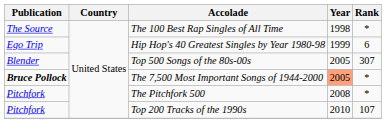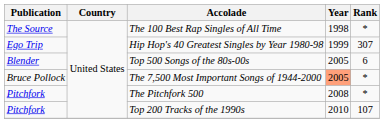(367, 45) 6 -> (365, 45) 307
(367, 61) 307 -> (365, 61) 6
(37, 77) bold -> (36, 77) normal
